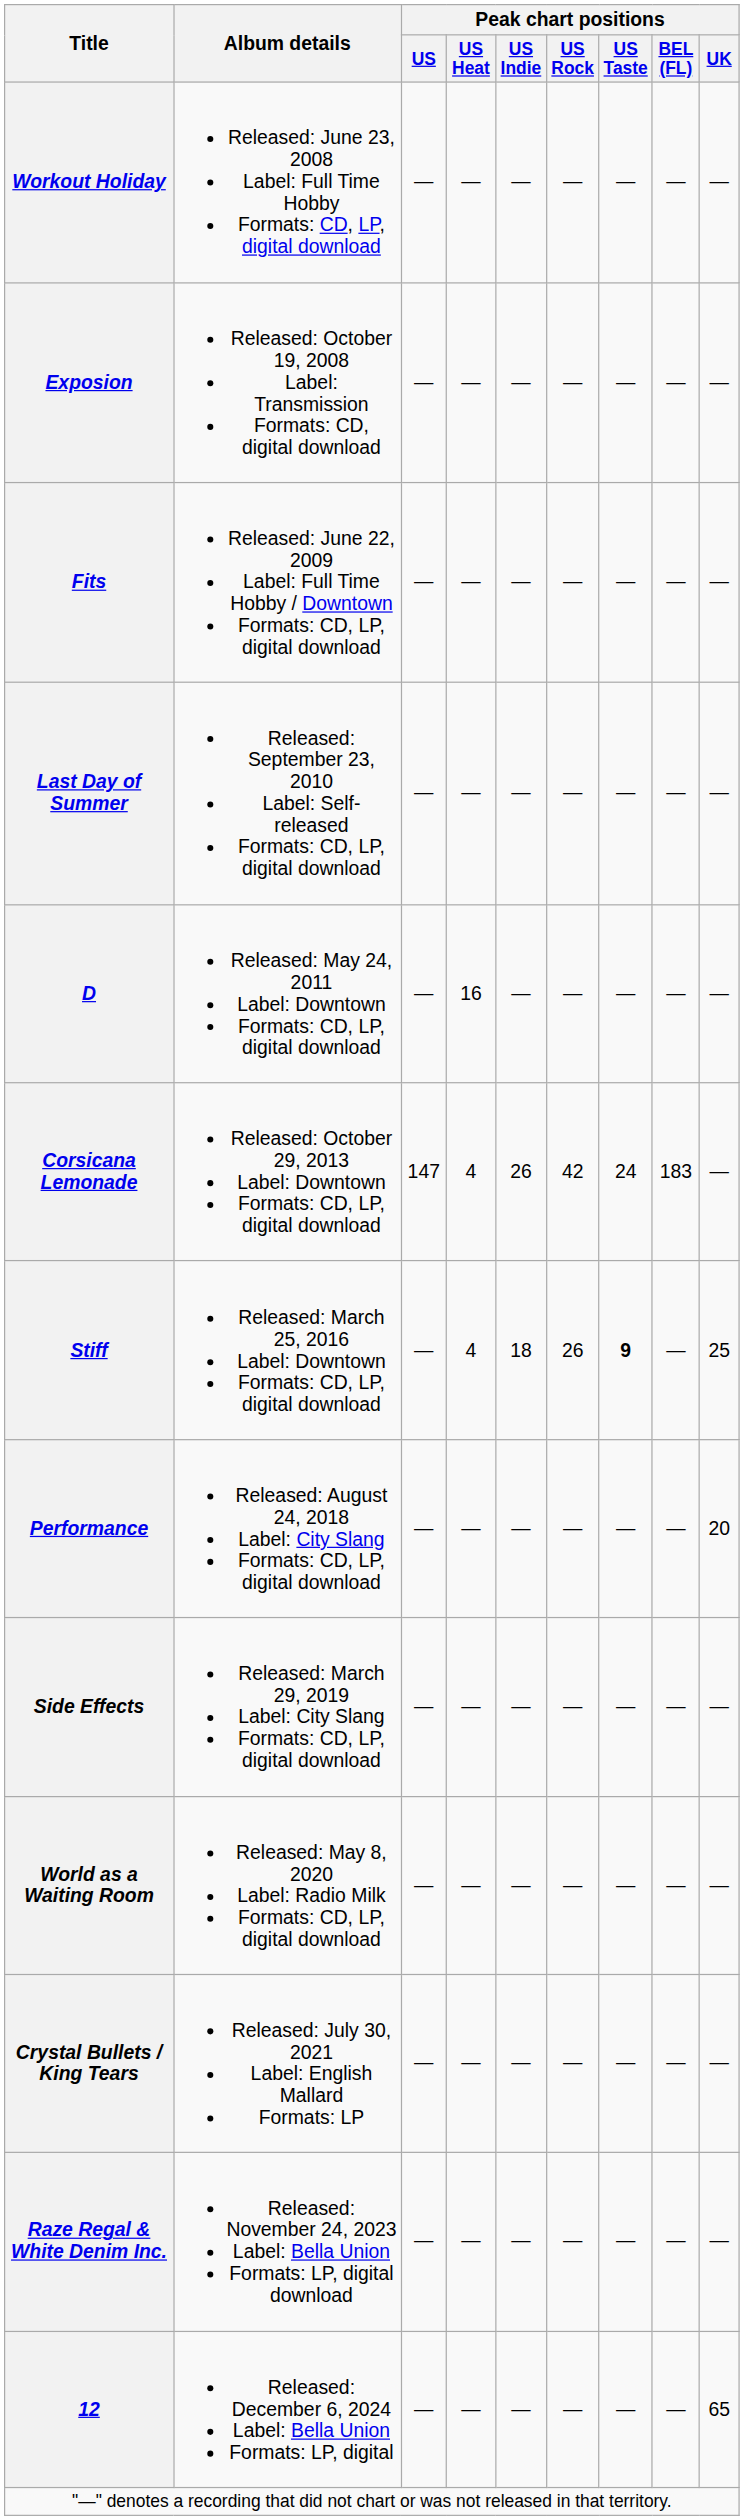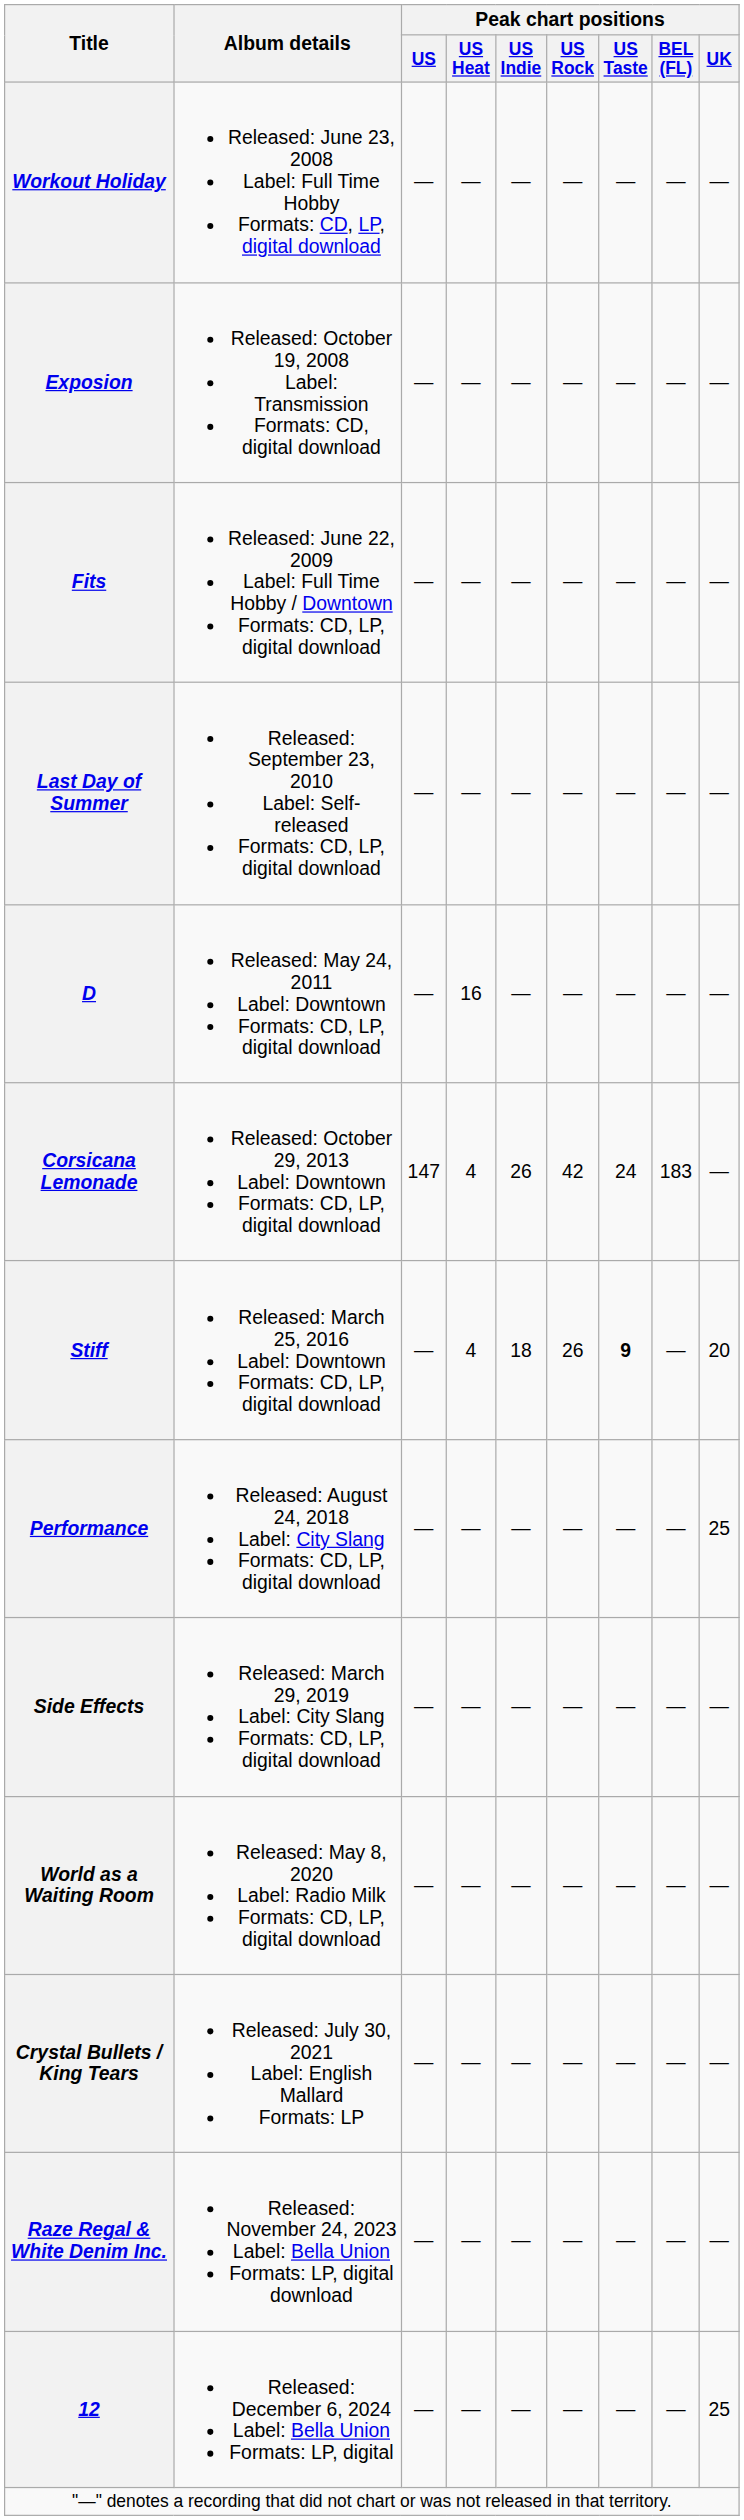(719, 1350) 25 -> (719, 1350) 20
(719, 1528) 20 -> (719, 1528) 25
(719, 2409) 65 -> (719, 2409) 25
